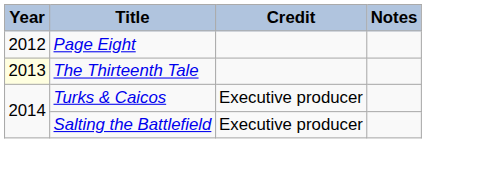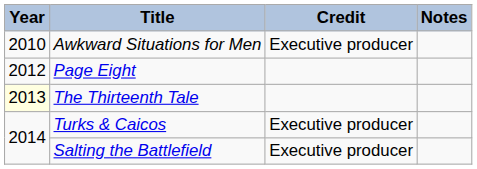+ row: (157, 44)
